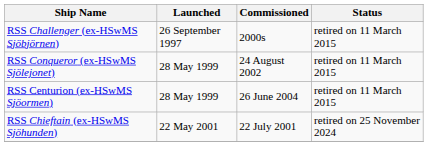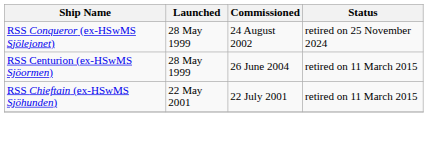- row: (72, 36)
(358, 66) retired on 11 March 2015 -> (358, 36) retired on 25 November 2024
(367, 126) retired on 25 November 2024 -> (361, 96) retired on 11 March 2015
